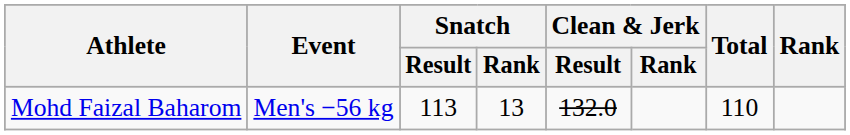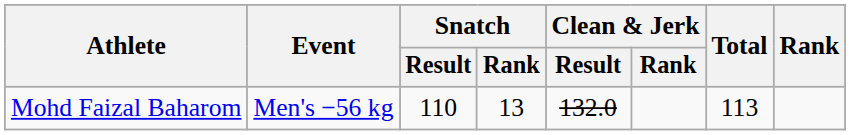(438, 108) 113 -> (438, 108) 110
(739, 108) 110 -> (739, 108) 113
